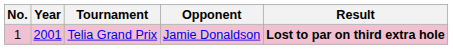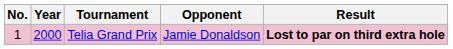(48, 35) 2001 -> (48, 35) 2000
